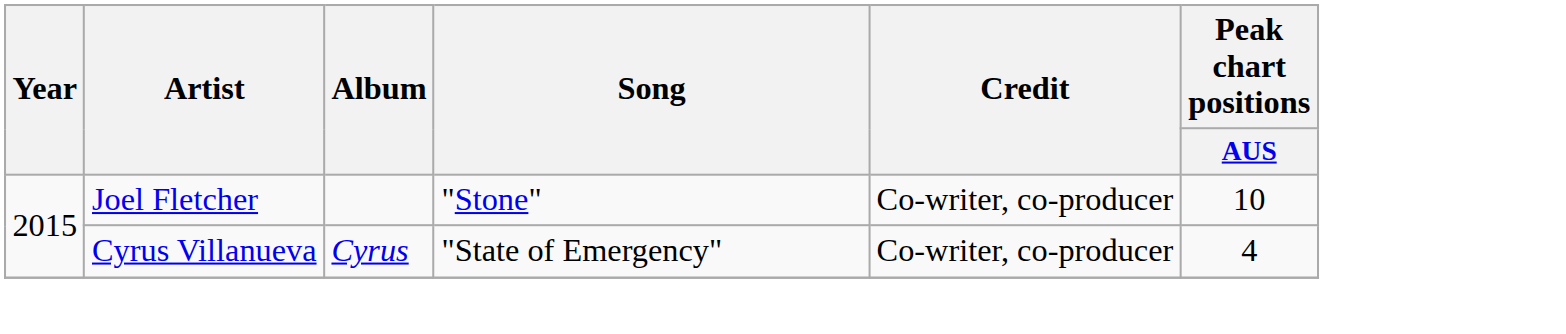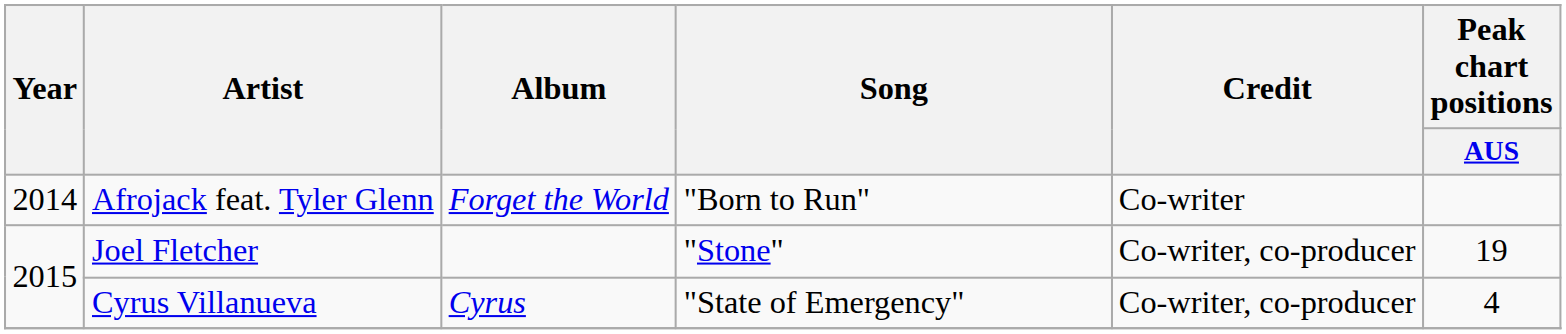+ row: (263, 199)
(1249, 199) 10 -> (1491, 250) 19
